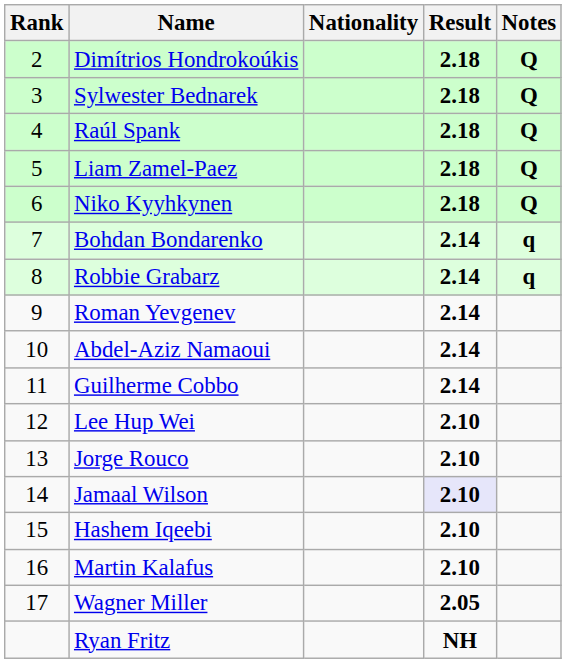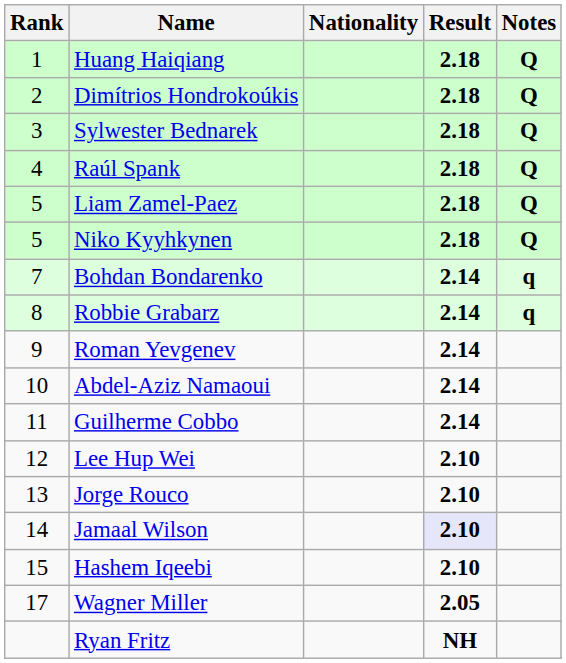+ row: (149, 58)
(37, 204) 6 -> (37, 240) 5
- row: (144, 566)
